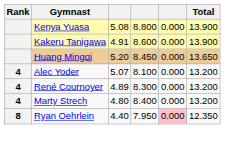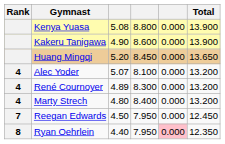(120, 42) 4.91 -> (120, 42) 4.90
+ row: (70, 116)
